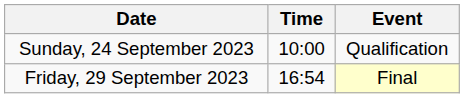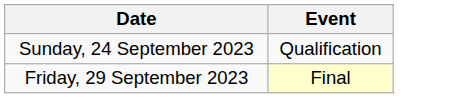- column: (302, 19)
